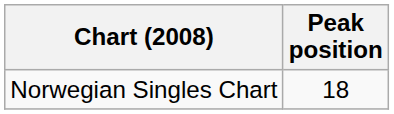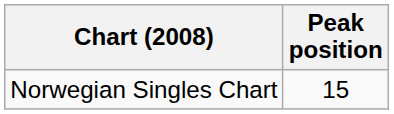(336, 89) 18 -> (336, 89) 15
